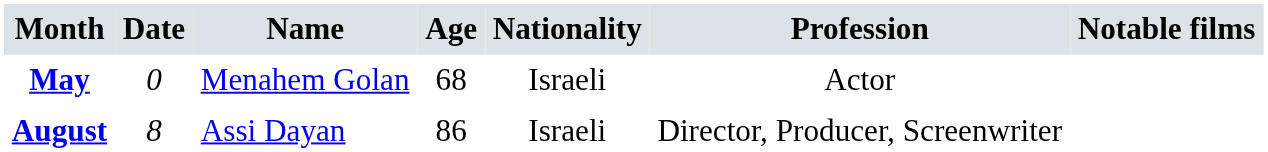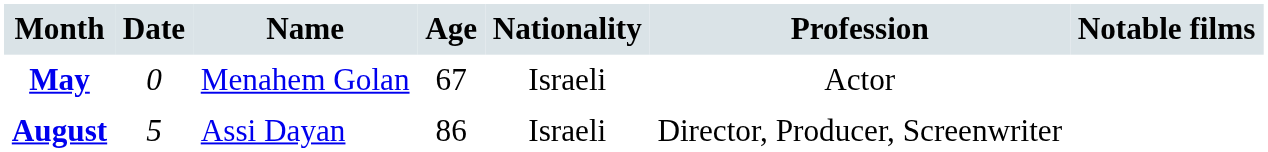(451, 79) 68 -> (451, 79) 67
(154, 130) 8 -> (154, 130) 5
